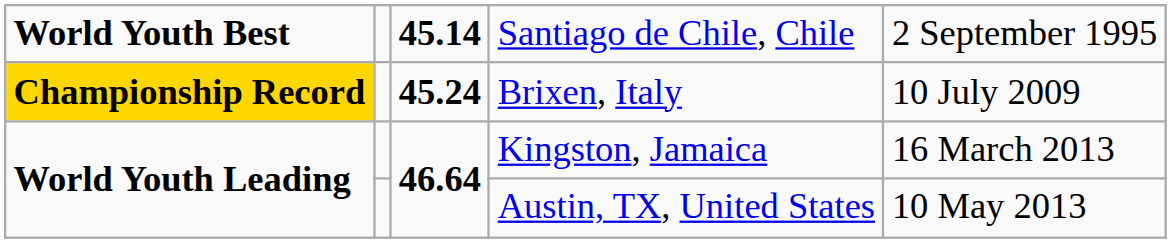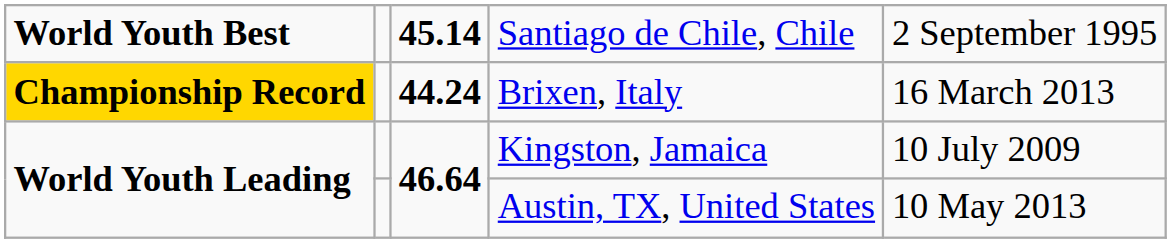(440, 91) 45.24 -> (440, 91) 44.24
(986, 91) 10 July 2009 -> (1003, 91) 16 March 2013
(1003, 149) 16 March 2013 -> (986, 149) 10 July 2009
